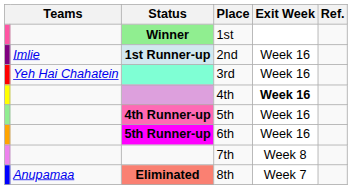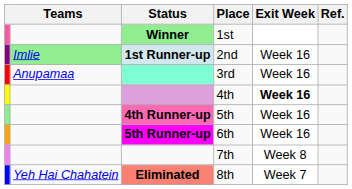(26, 54) no background -> (26, 54) lightgreen background
(66, 74) Yeh Hai Chahatein -> (44, 74) Anupamaa
(44, 174) Anupamaa -> (66, 174) Yeh Hai Chahatein
